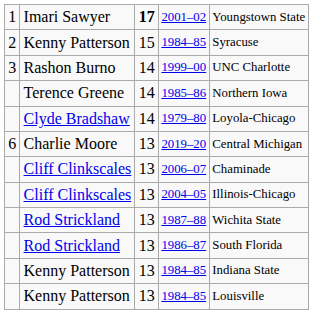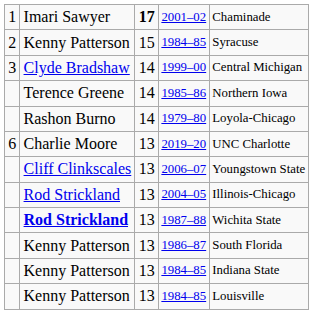(259, 17) Youngstown State -> (241, 17) Chaminade
(70, 67) Rashon Burno -> (77, 67) Clyde Bradshaw
(251, 67) UNC Charlotte -> (257, 67) Central Michigan
(77, 118) Clyde Bradshaw -> (70, 118) Rashon Burno
(257, 144) Central Michigan -> (251, 144) UNC Charlotte
(241, 169) Chaminade -> (259, 169) Youngstown State
(77, 194) Cliff Clinkscales -> (72, 194) Rod Strickland
(72, 220) normal -> (76, 220) bold
(72, 245) Rod Strickland -> (77, 245) Kenny Patterson
